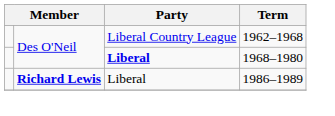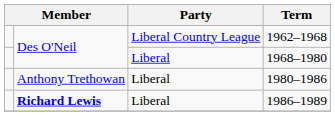(129, 57) bold -> (151, 57) normal
+ row: (297, 79)
